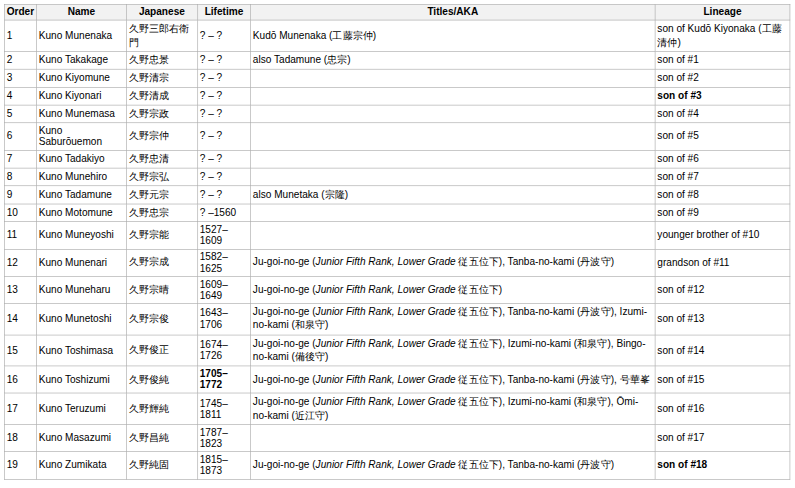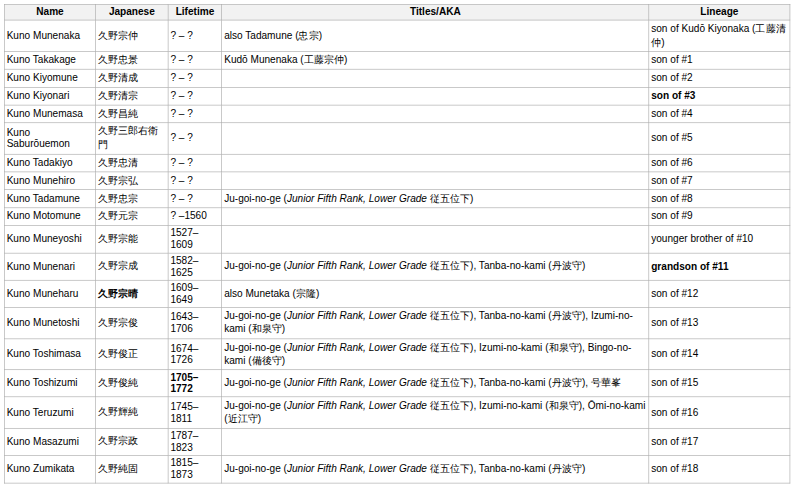- column: (20, 12)
(159, 35) 久野三郎右衛門 -> (118, 35) 久野宗仲
(314, 35) Kudō Munenaka (工藤宗仲) -> (273, 35) also Tadamune (忠宗)
(302, 60) also Tadamune (忠宗) -> (286, 60) Kudō Munenaka (工藤宗仲)
(149, 78) 久野清宗 -> (118, 78) 久野清成
(149, 95) 久野清成 -> (118, 95) 久野清宗
(149, 113) 久野宗政 -> (118, 113) 久野昌純
(149, 136) 久野宗仲 -> (128, 138) 久野三郎右衛門
(149, 194) 久野元宗 -> (118, 198) 久野忠宗
(300, 194) also Munetaka (宗隆) -> (349, 198) Ju-goi-no-ge (Junior Fifth Rank, Lower Grade 従五位下)
(149, 212) 久野忠宗 -> (118, 216) 久野元宗
(693, 262) normal -> (690, 266) bold
(149, 289) normal -> (118, 293) bold
(378, 289) Ju-goi-no-ge (Junior Fifth Rank, Lower Grade 従五位下) -> (272, 293) also Munetaka (宗隆)
(149, 437) 久野昌純 -> (118, 441) 久野宗政
(682, 465) bold -> (675, 469) normal
